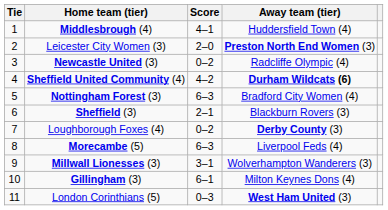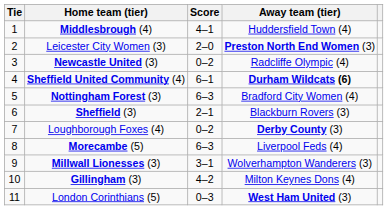(205, 79) 4–2 -> (205, 79) 6–1
(205, 180) 6–1 -> (205, 180) 4–2
